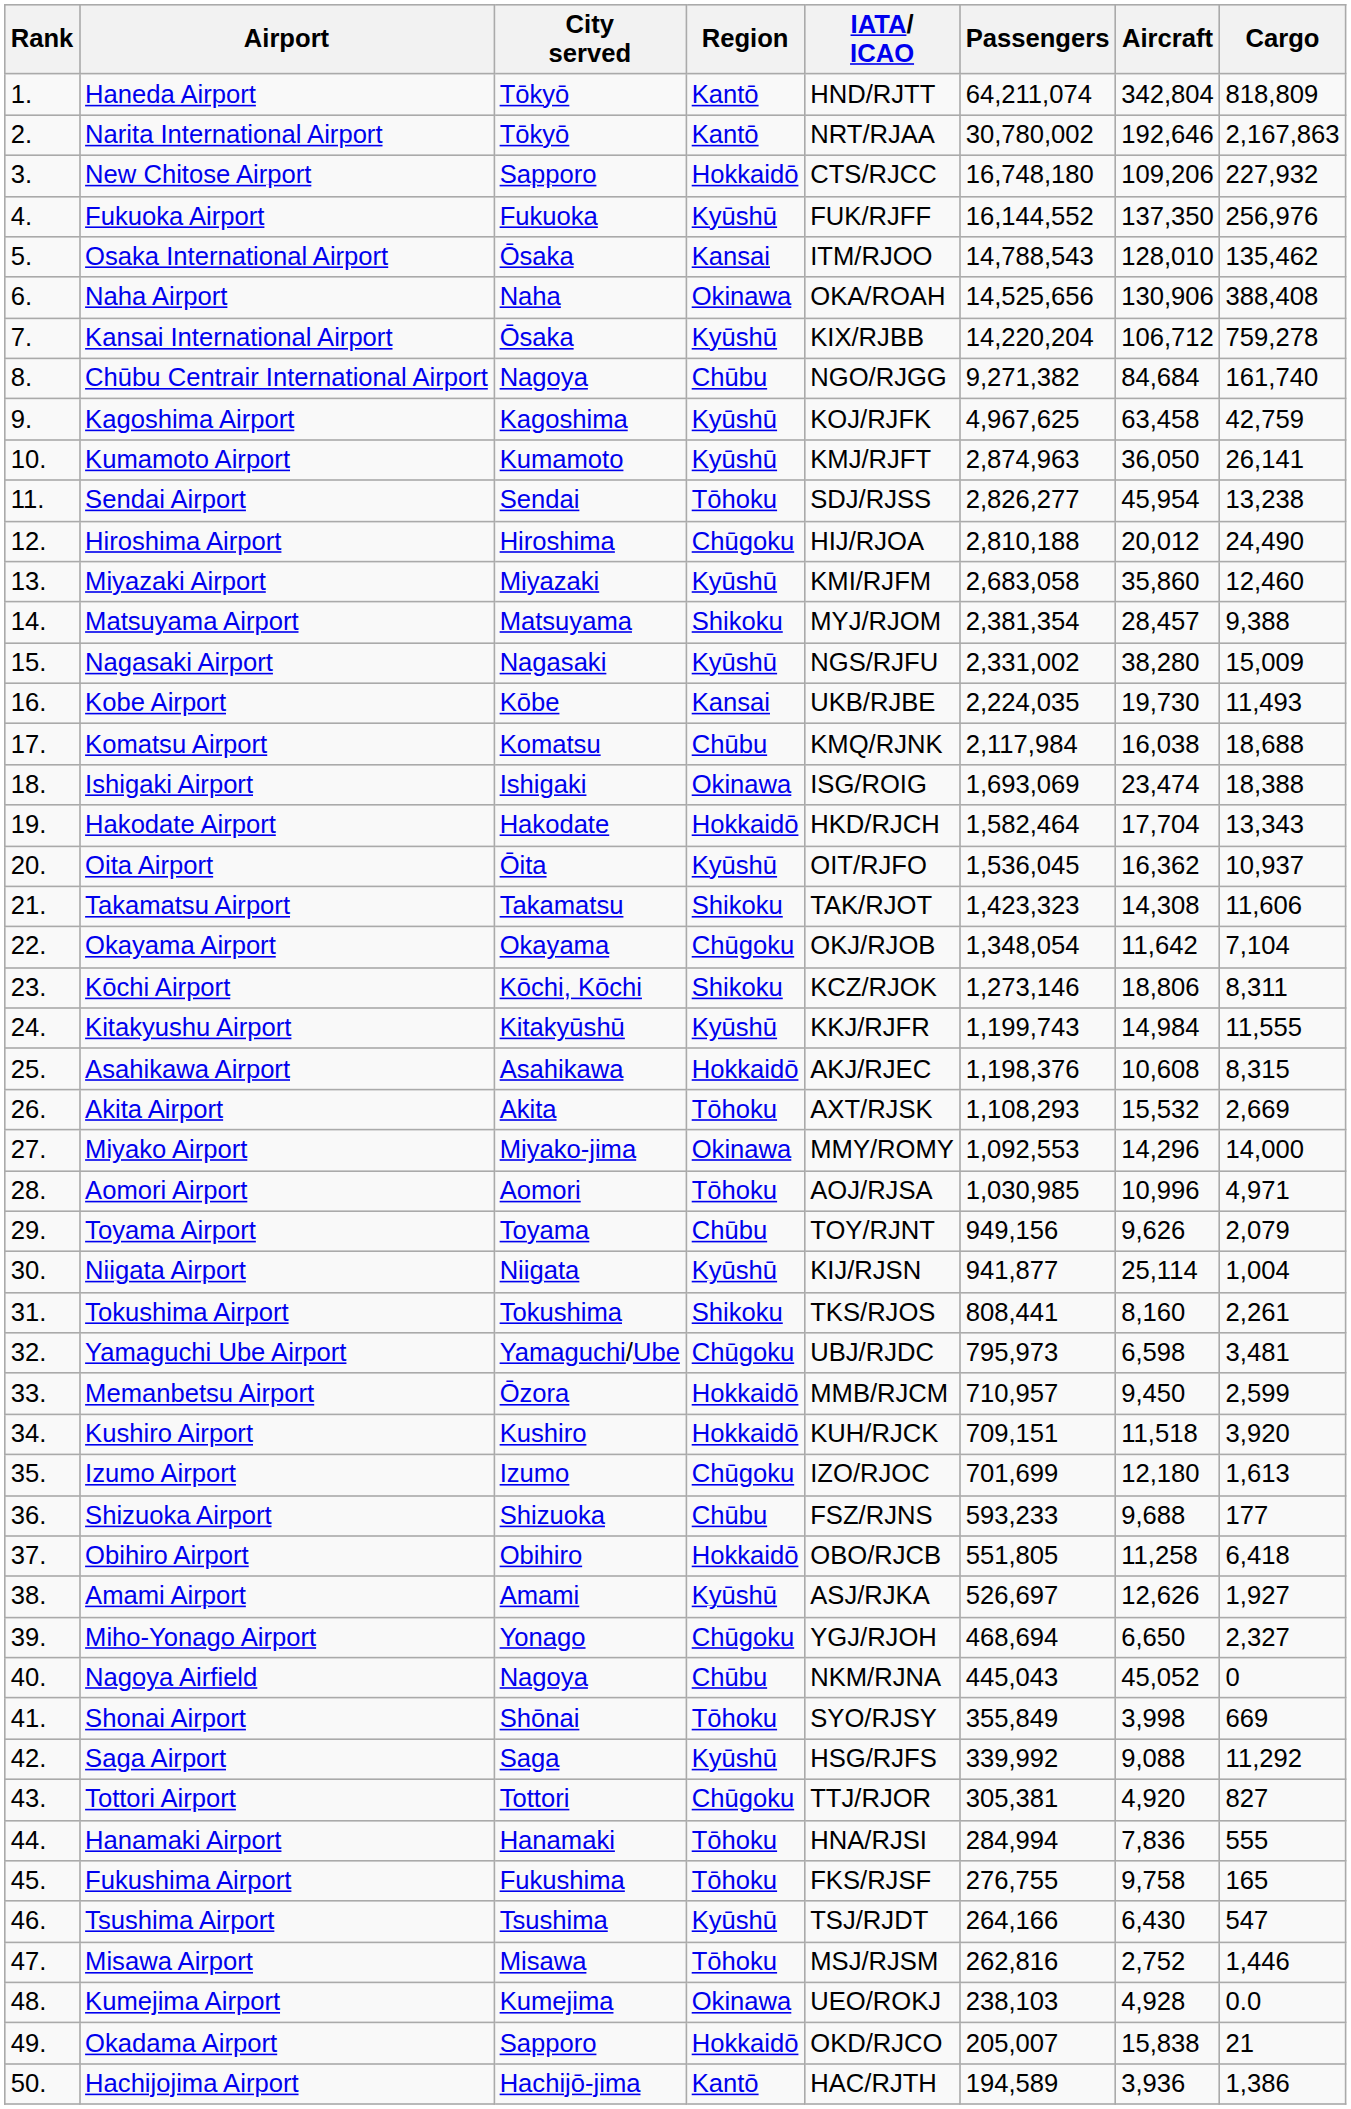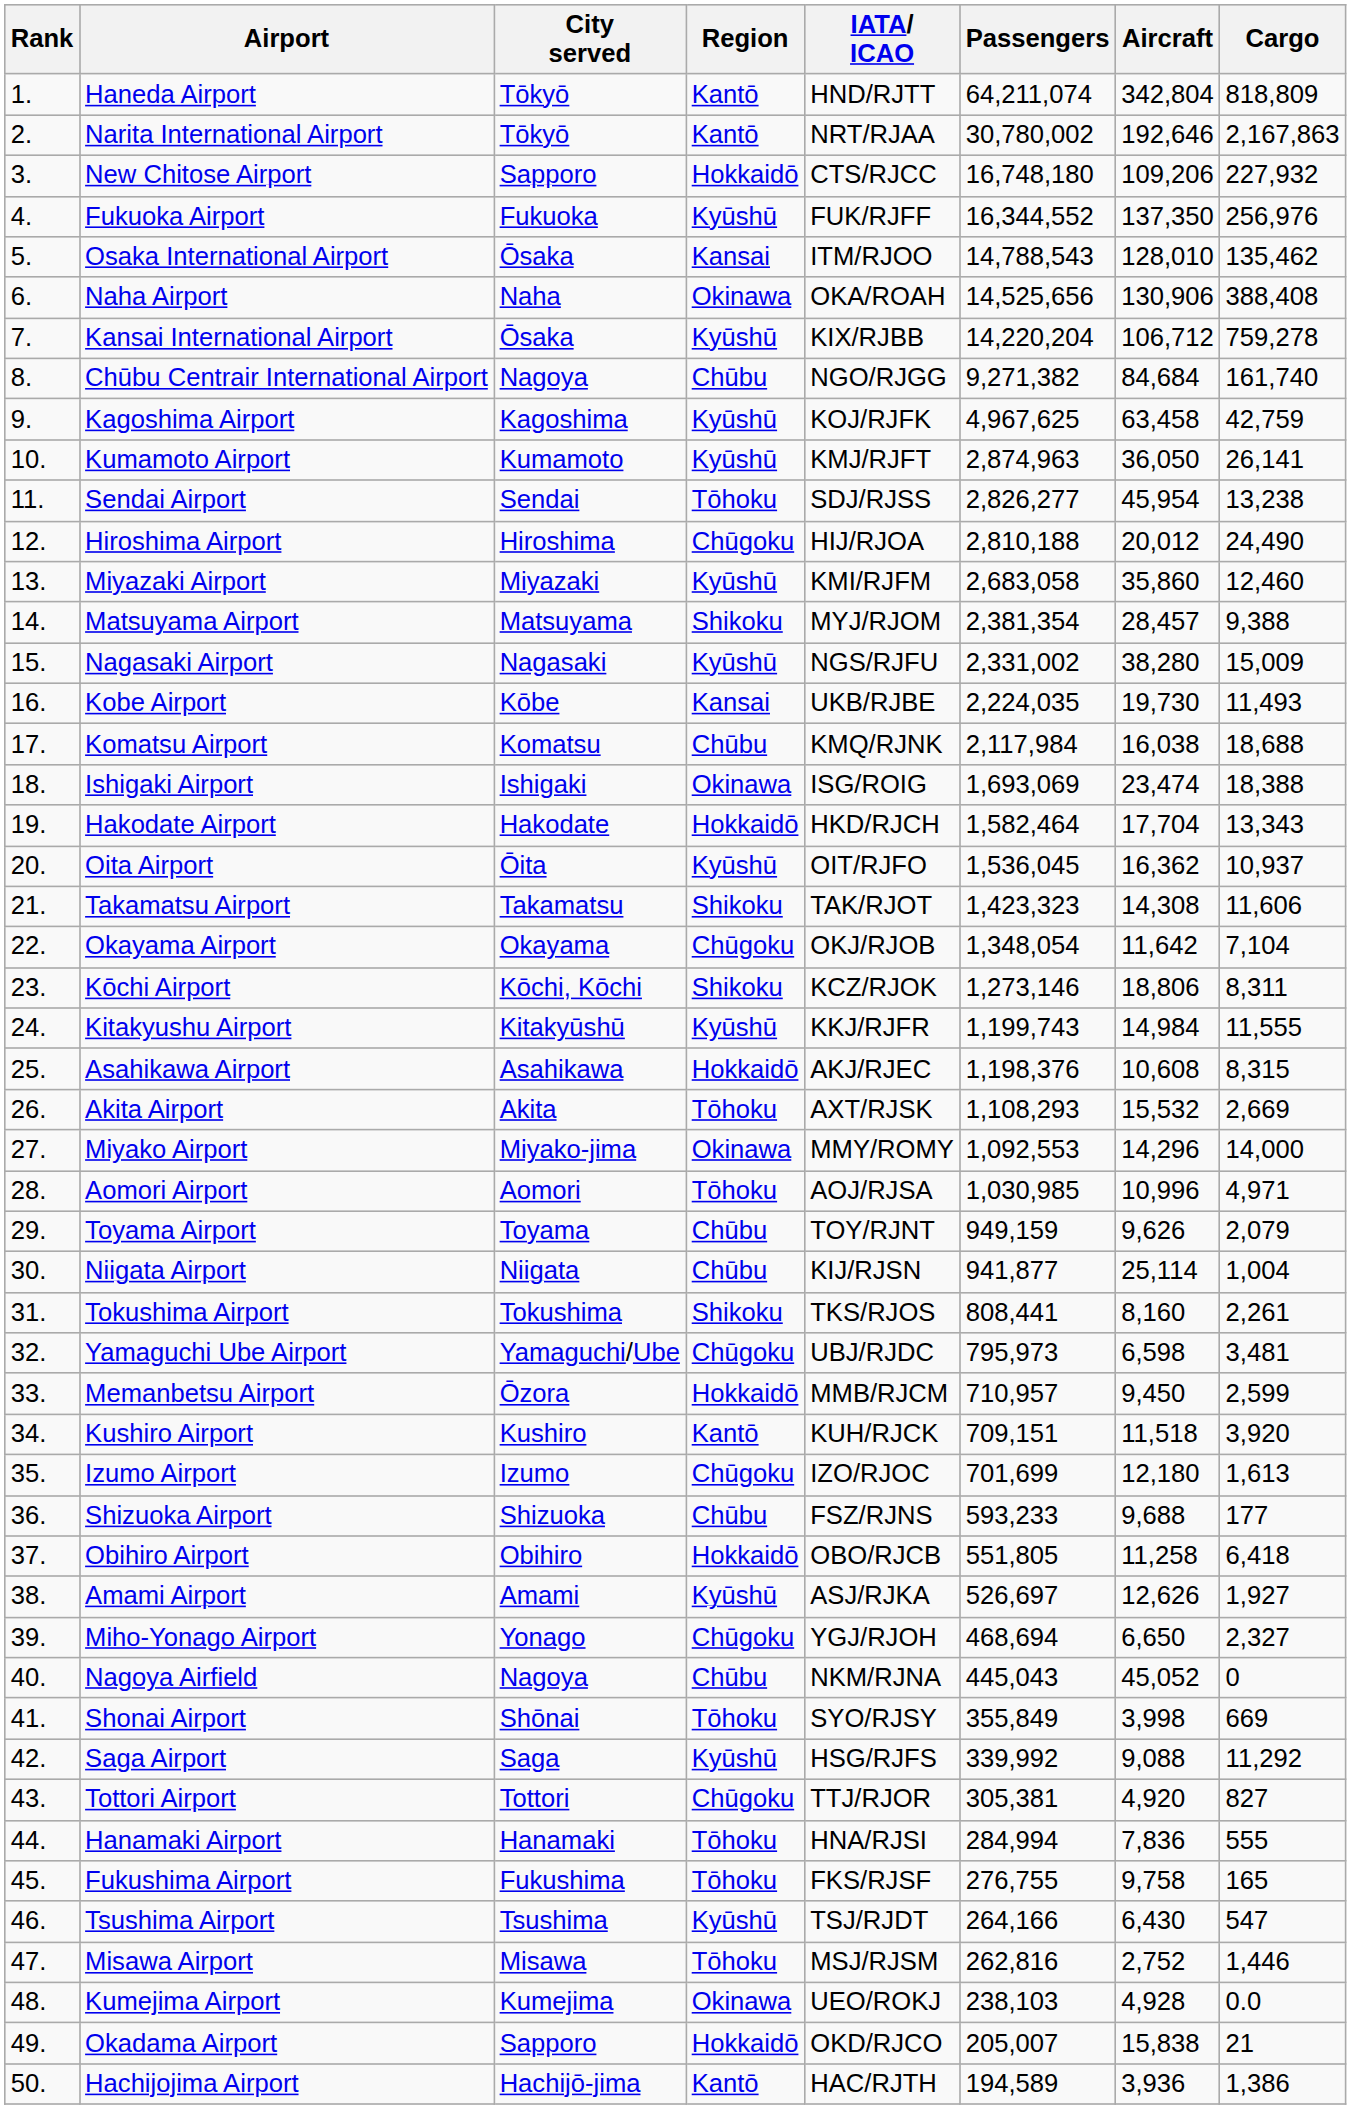(1030, 216) 16,144,552 -> (1030, 216) 16,344,552
(1012, 1230) 949,156 -> (1012, 1230) 949,159
(734, 1271) Kyūshū -> (729, 1271) Chūbu
(745, 1434) Hokkaidō -> (725, 1434) Kantō
